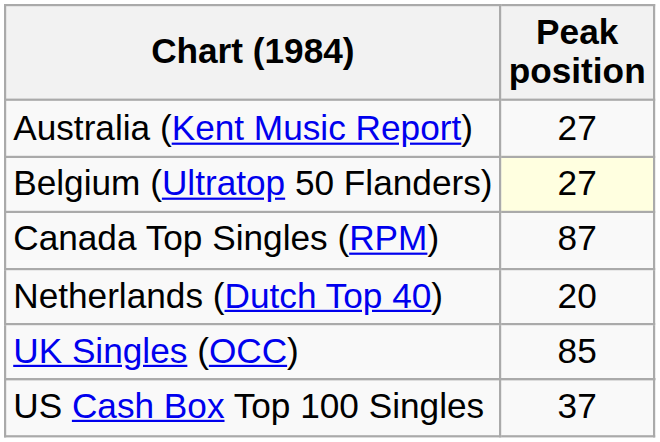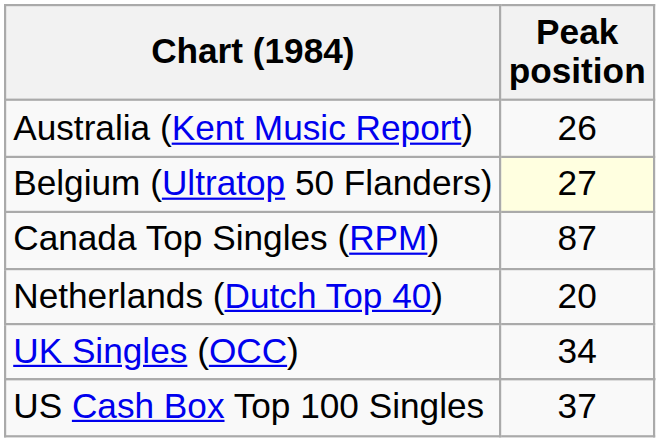(577, 127) 27 -> (577, 127) 26
(577, 351) 85 -> (577, 351) 34
